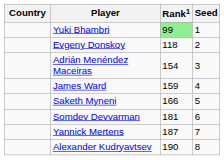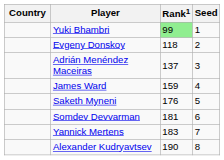(170, 65) 154 -> (170, 65) 137
(170, 101) 166 -> (170, 101) 176
(170, 132) 187 -> (170, 132) 183
